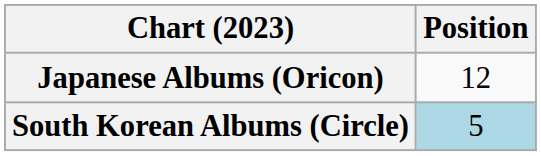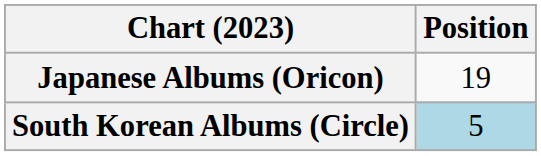(476, 77) 12 -> (476, 77) 19
